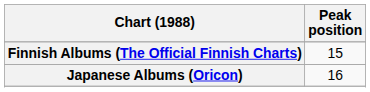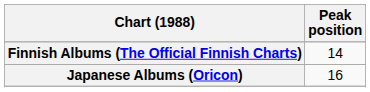(335, 53) 15 -> (335, 53) 14
